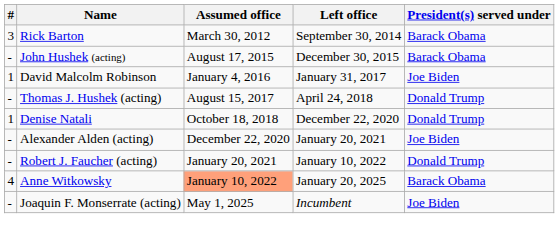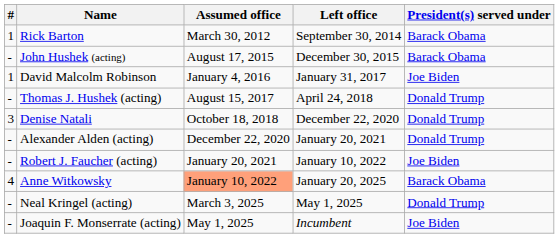(11, 35) 3 -> (11, 35) 1
(11, 118) 1 -> (11, 118) 3
(433, 139) Joe Biden -> (446, 139) Donald Trump
(446, 160) Donald Trump -> (433, 160) Joe Biden
+ row: (76, 202)
